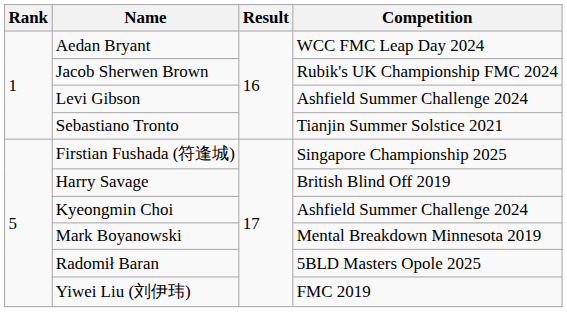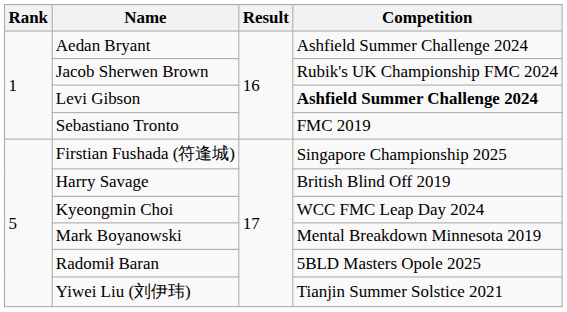(390, 44) WCC FMC Leap Day 2024 -> (412, 44) Ashfield Summer Challenge 2024
(412, 98) normal -> (417, 98) bold
(400, 125) Tianjin Summer Solstice 2021 -> (334, 125) FMC 2019
(412, 209) Ashfield Summer Challenge 2024 -> (390, 209) WCC FMC Leap Day 2024
(334, 291) FMC 2019 -> (400, 291) Tianjin Summer Solstice 2021
